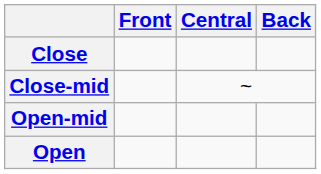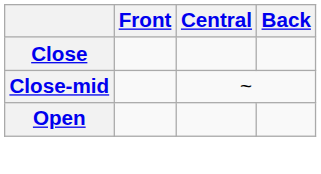- row: (59, 119)
